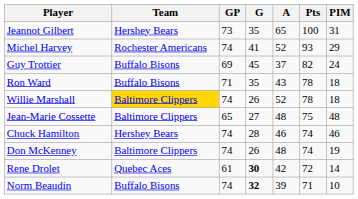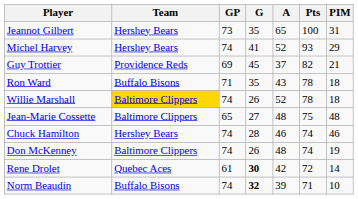(161, 47) Rochester Americans -> (146, 47) Hershey Bears
(147, 64) Buffalo Bisons -> (151, 64) Providence Reds
(334, 64) 24 -> (334, 64) 21
